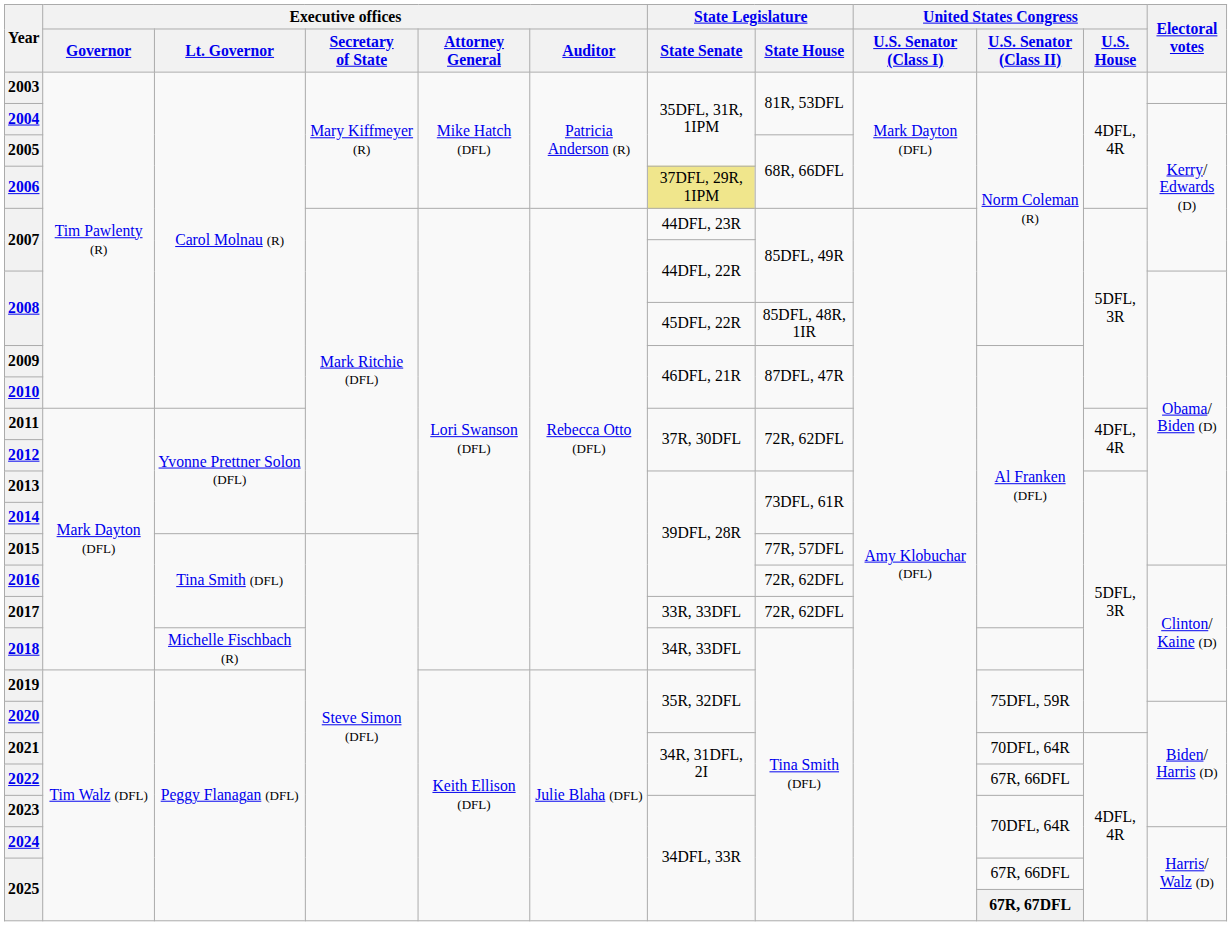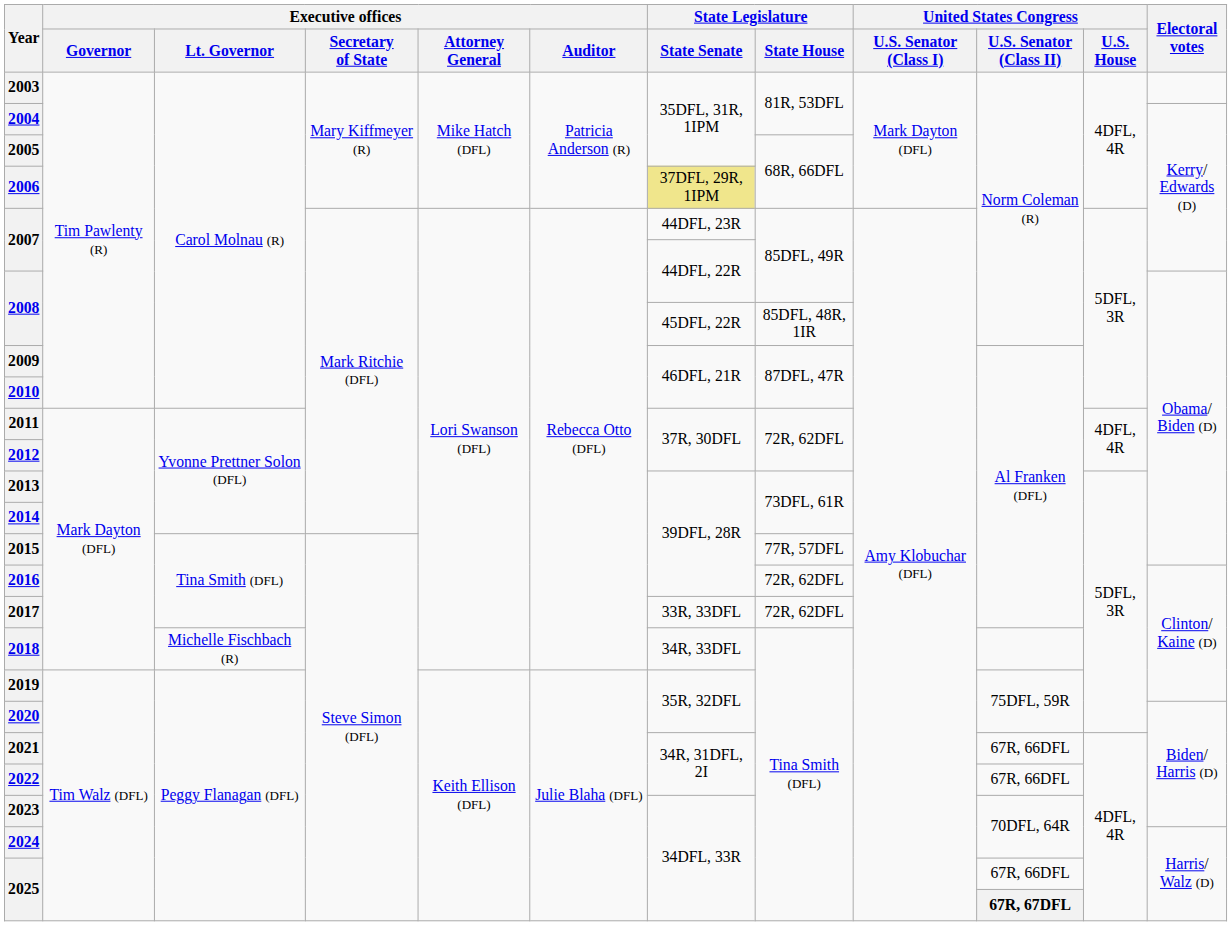(1030, 748) 70DFL, 64R -> (1030, 748) 67R, 66DFL
